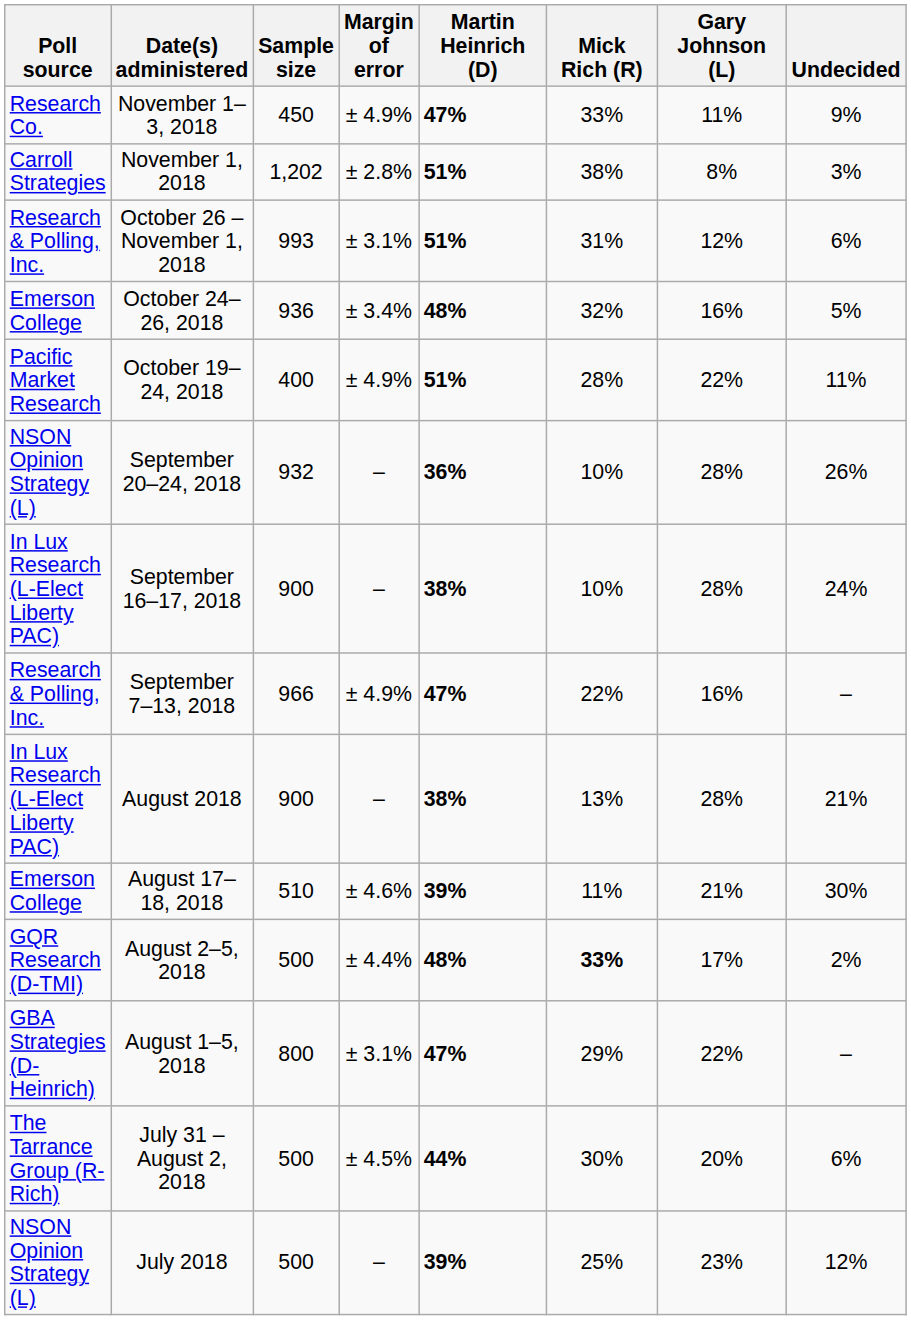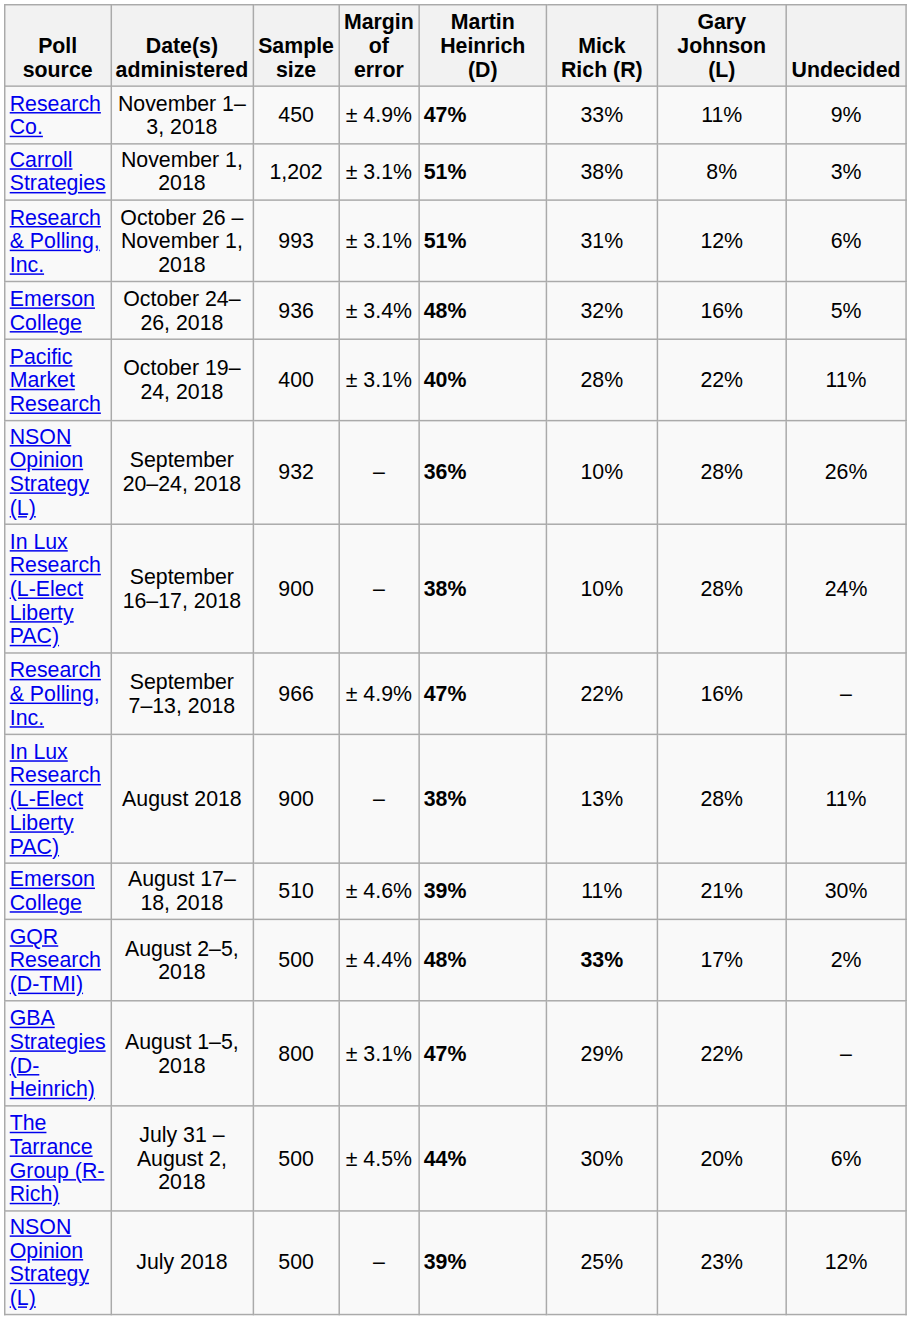(379, 172) ± 2.8% -> (379, 172) ± 3.1%
(379, 380) ± 4.9% -> (379, 380) ± 3.1%
(445, 380) 51% -> (445, 380) 40%
(846, 799) 21% -> (846, 799) 11%
